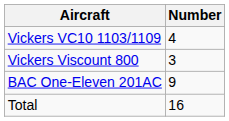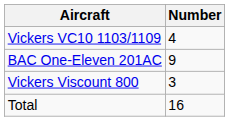rows swapped: (85, 82) <-> (73, 60)
